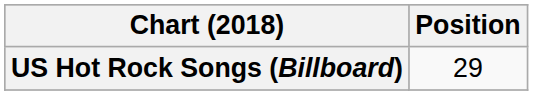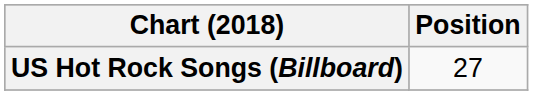(468, 68) 29 -> (468, 68) 27
